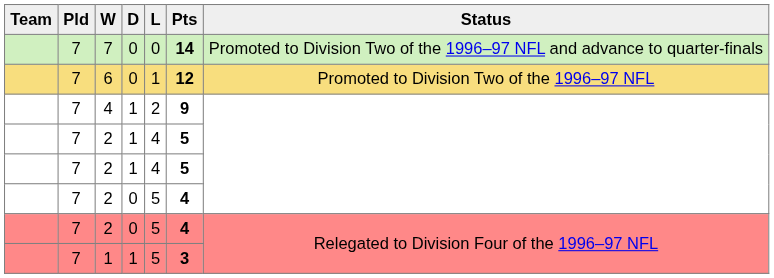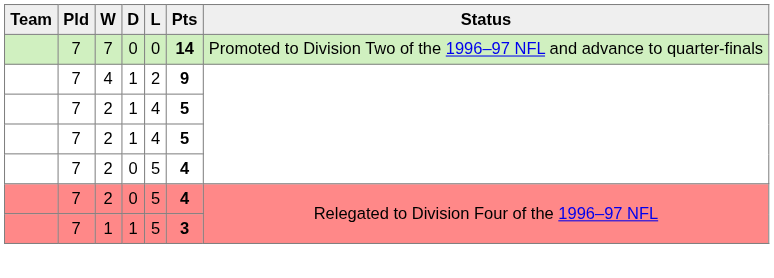- row: (108, 79)
